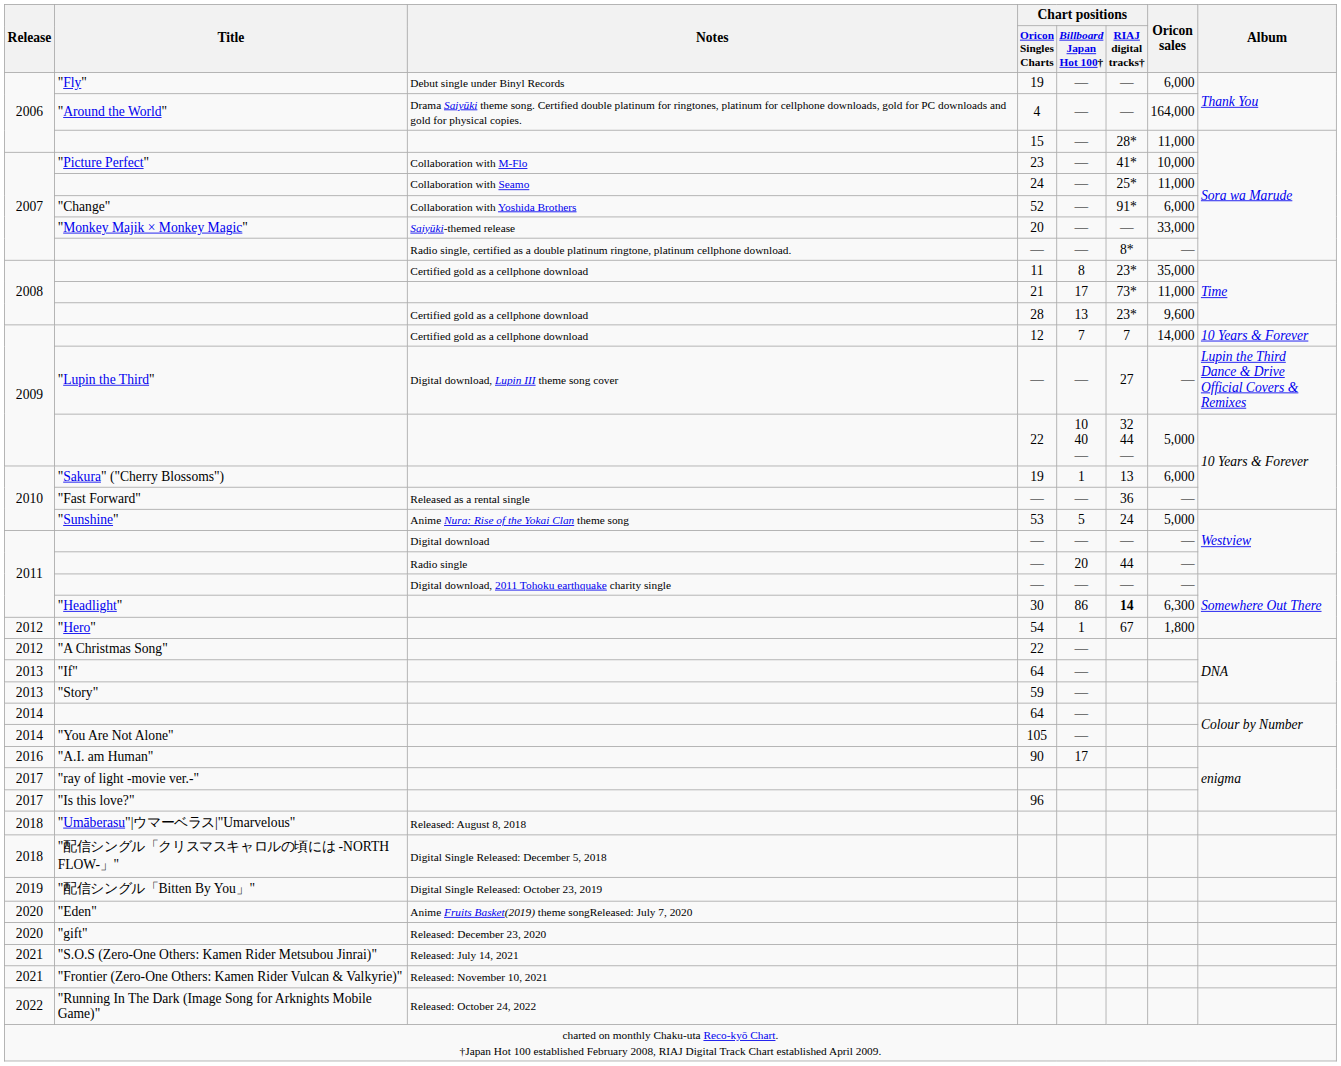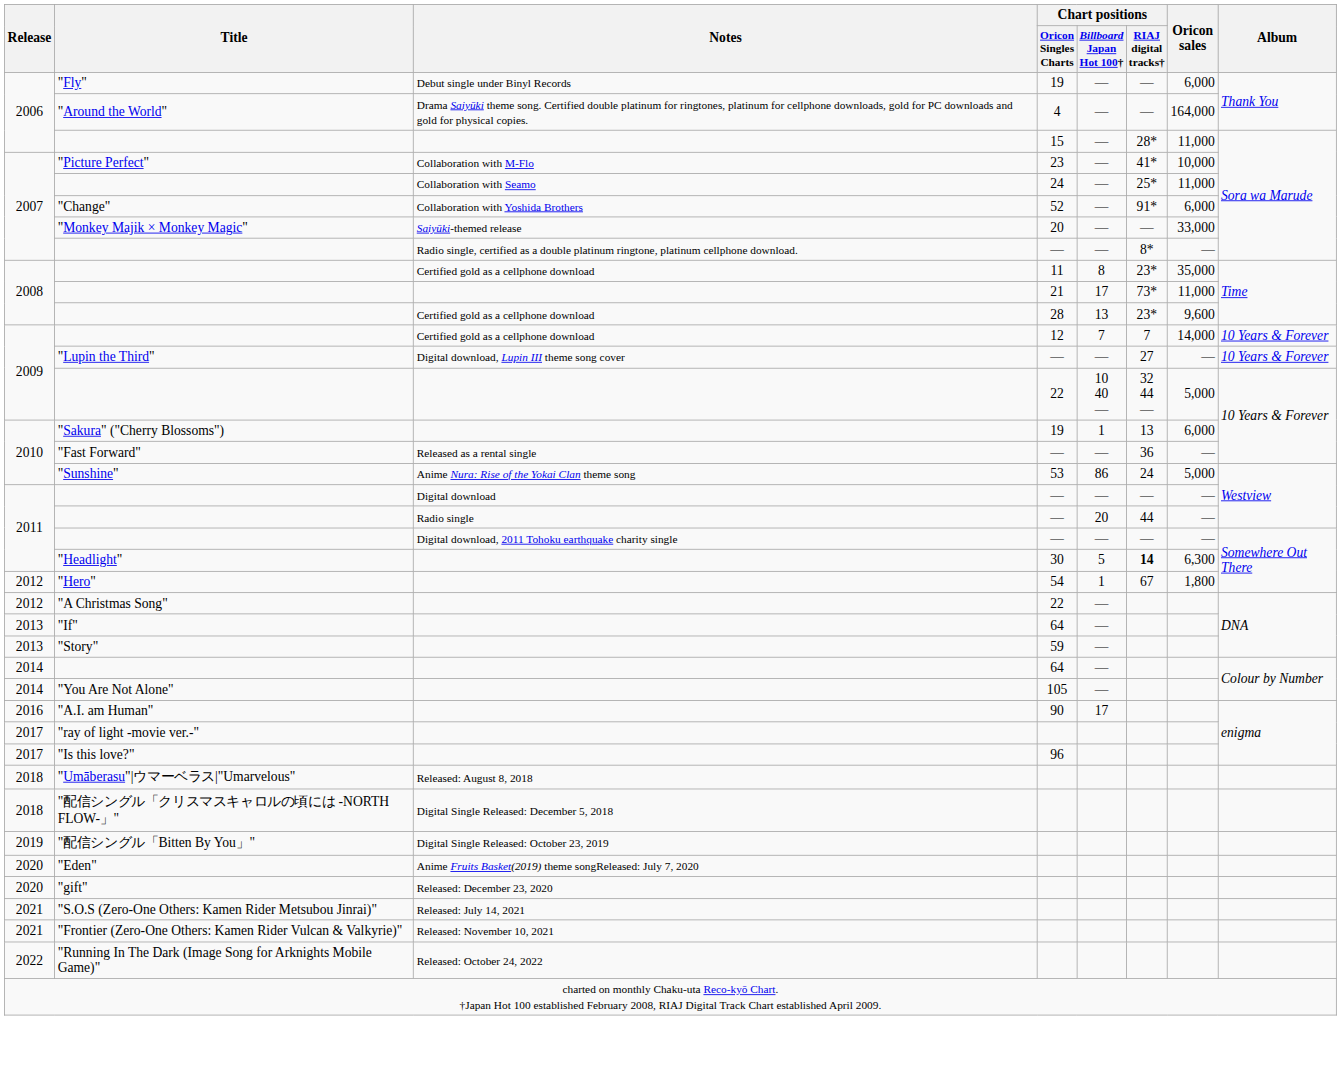(1250, 380) Lupin the Third Dance & Drive Official Covers & Remixes -> (1275, 357) 10 Years & Forever
(1081, 519) 5 -> (1101, 474) 86
(1081, 606) 86 -> (1101, 560) 5
